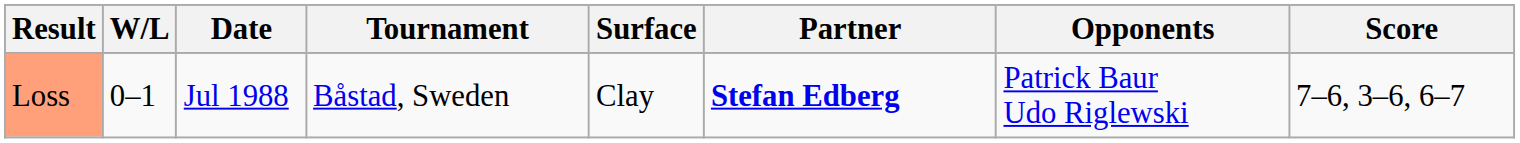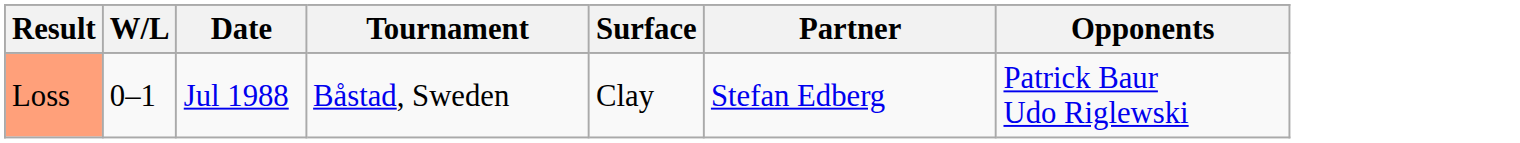- column: (1402, 28)
(805, 94) bold -> (798, 94) normal
